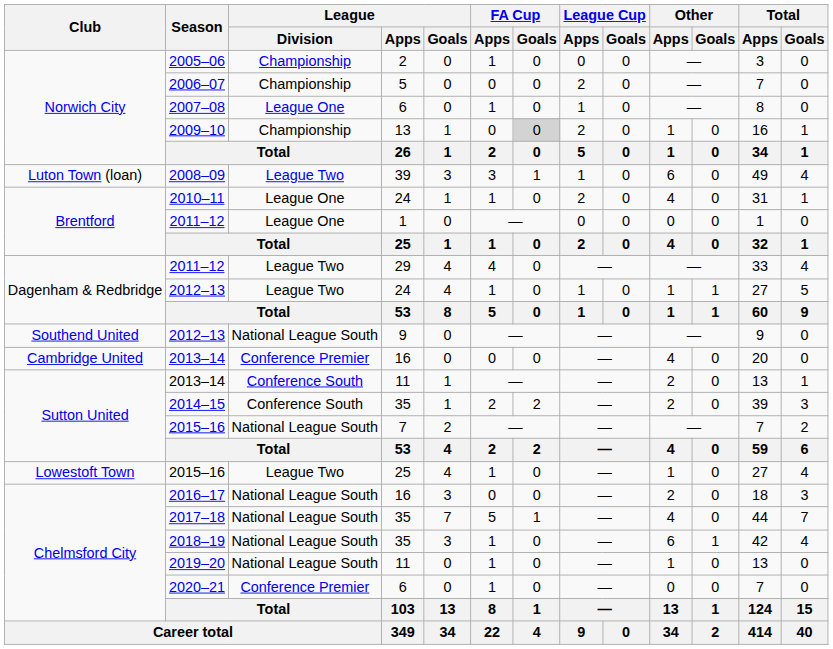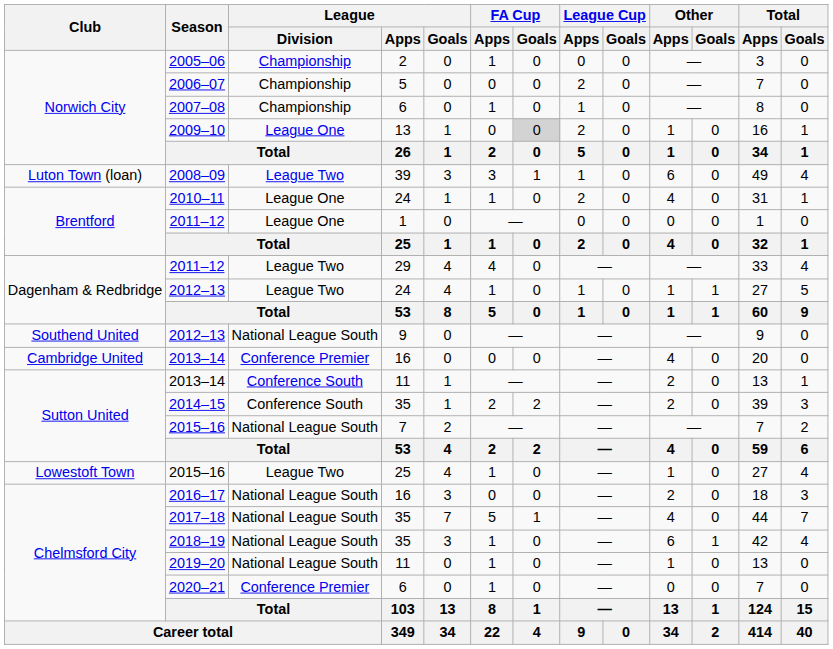(305, 107) League One -> (305, 107) Championship
(305, 130) Championship -> (305, 130) League One
